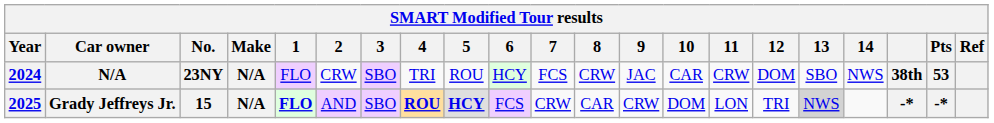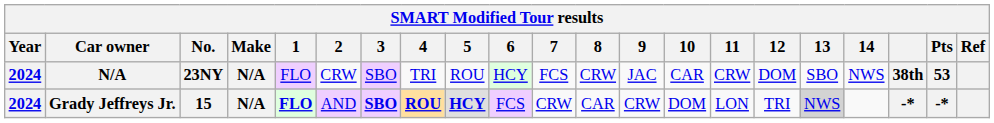(25, 103) 2025 -> (25, 103) 2024
(380, 103) normal -> (381, 103) bold
